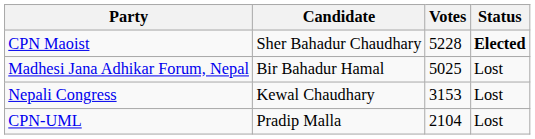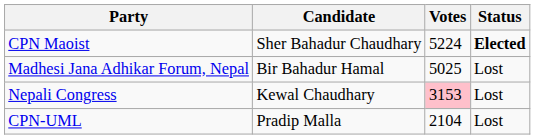(445, 43) 5228 -> (445, 43) 5224
(445, 95) no background -> (445, 95) pink background
